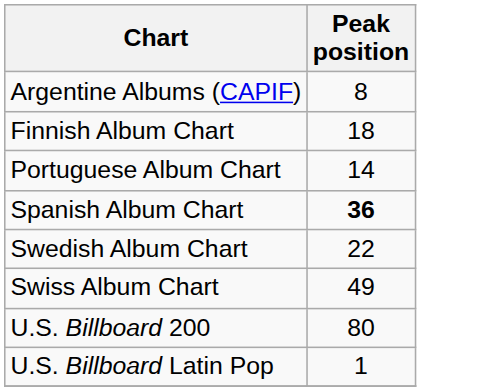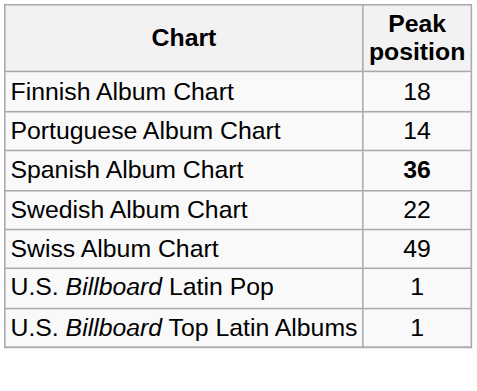- row: (156, 91)
- row: (110, 327)
+ row: (184, 327)
